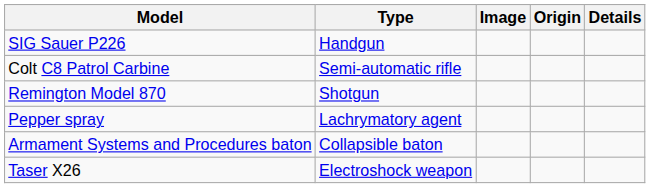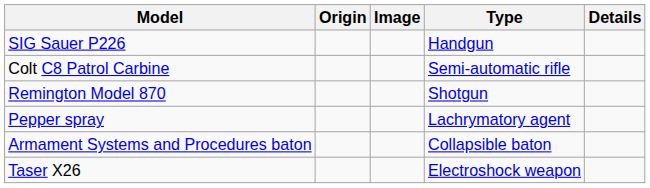columns swapped: (396, 17) <-> (557, 17)
